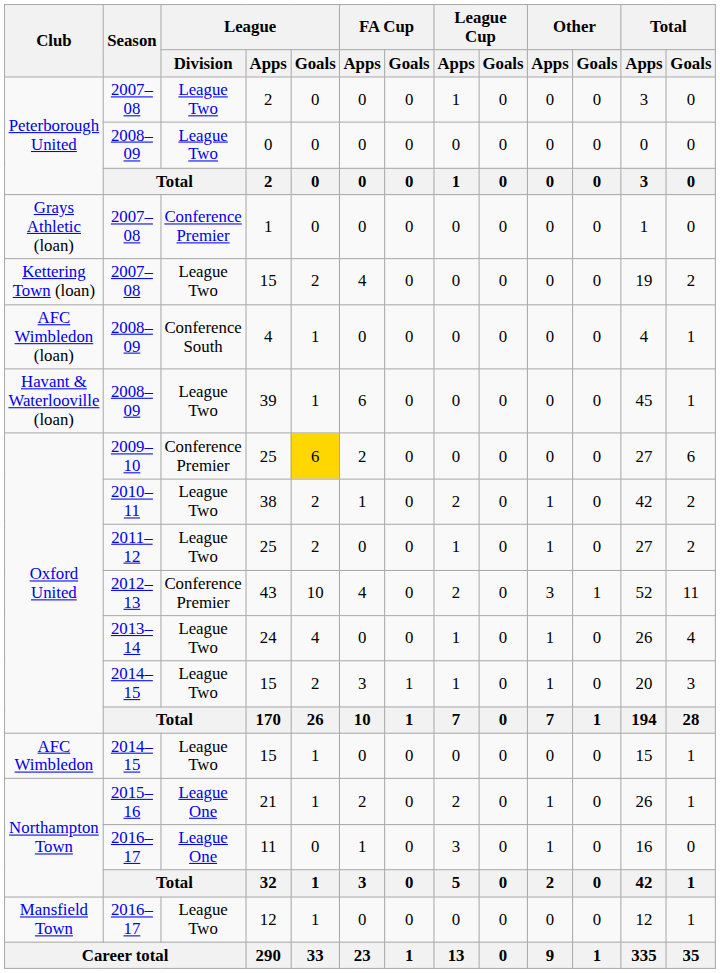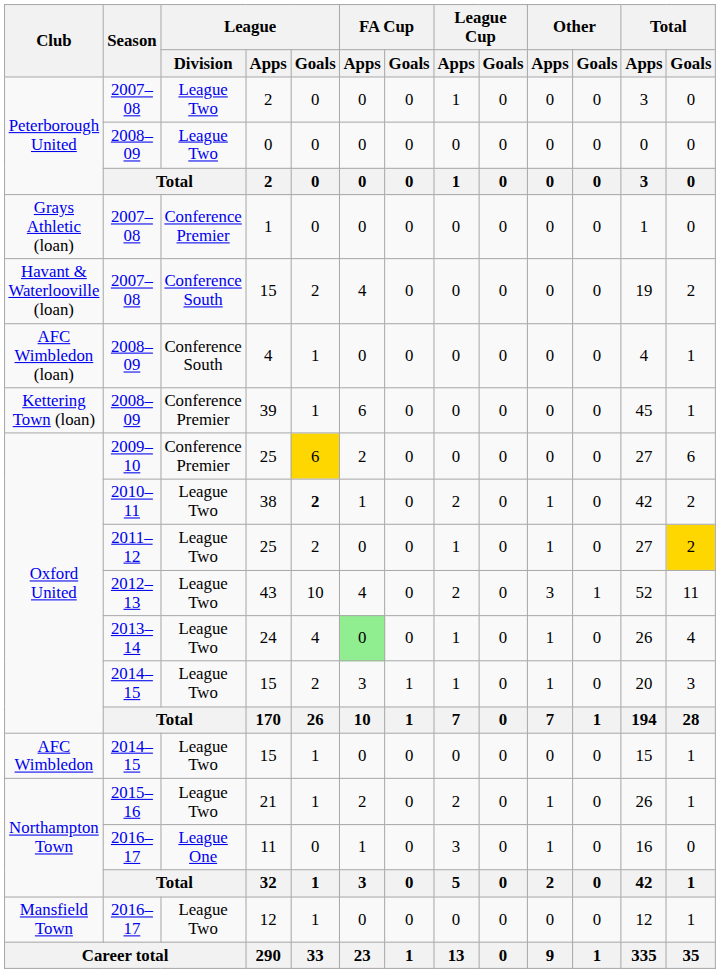(54, 281) Kettering Town (loan) -> (54, 291) Havant & Waterlooville (loan)
(203, 281) League Two -> (203, 291) Conference South
(54, 401) Havant & Waterlooville (loan) -> (54, 410) Kettering Town (loan)
(203, 401) League Two -> (203, 410) Conference Premier
(315, 501) normal -> (315, 501) bold
(691, 547) no background -> (691, 547) gold background
(203, 592) Conference Premier -> (203, 592) League Two
(362, 638) no background -> (362, 638) lightgreen background
(203, 801) League One -> (203, 801) League Two
